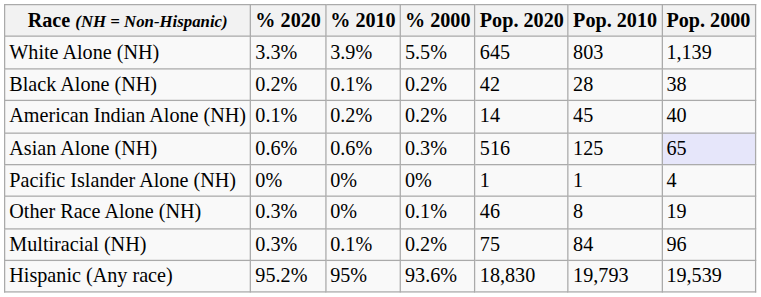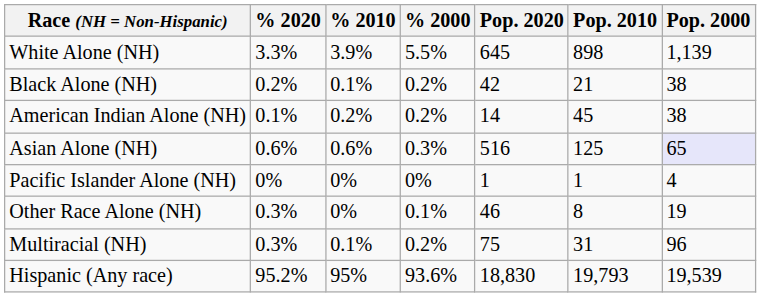(588, 52) 803 -> (588, 52) 898
(583, 84) 28 -> (583, 84) 21
(676, 116) 40 -> (676, 116) 38
(583, 244) 84 -> (583, 244) 31
